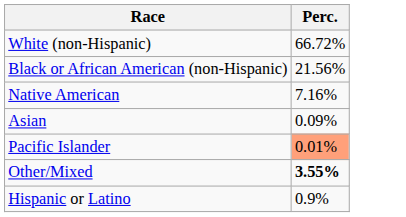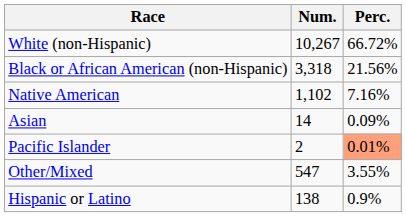+ column: (317, 17)
(317, 172) bold -> (368, 172) normal
